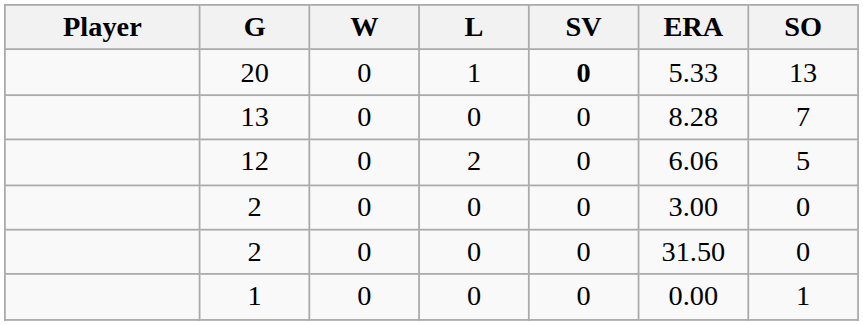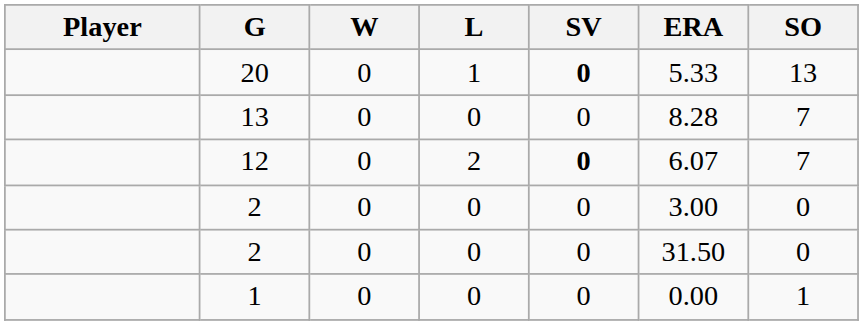(584, 161) normal -> (584, 161) bold
(693, 161) 6.06 -> (693, 161) 6.07
(803, 161) 5 -> (803, 161) 7
